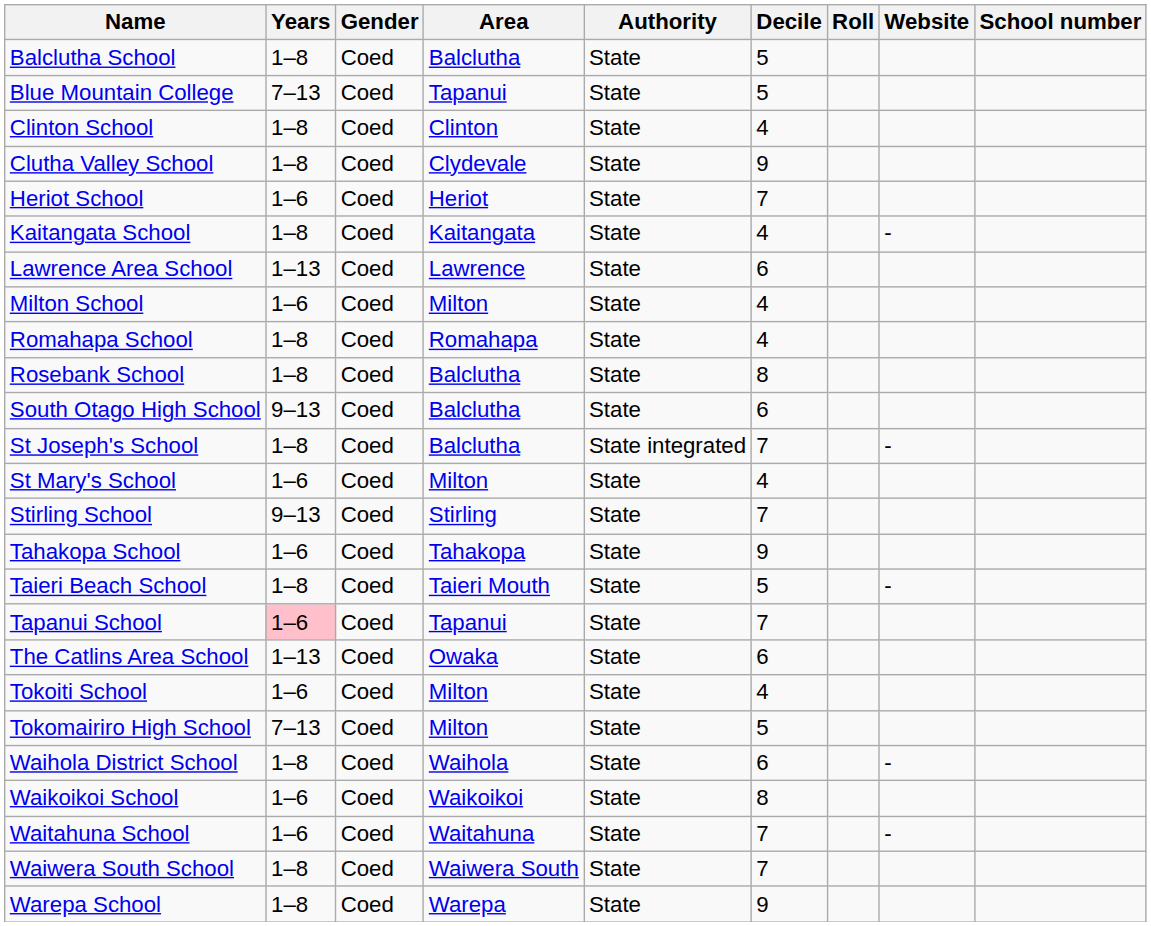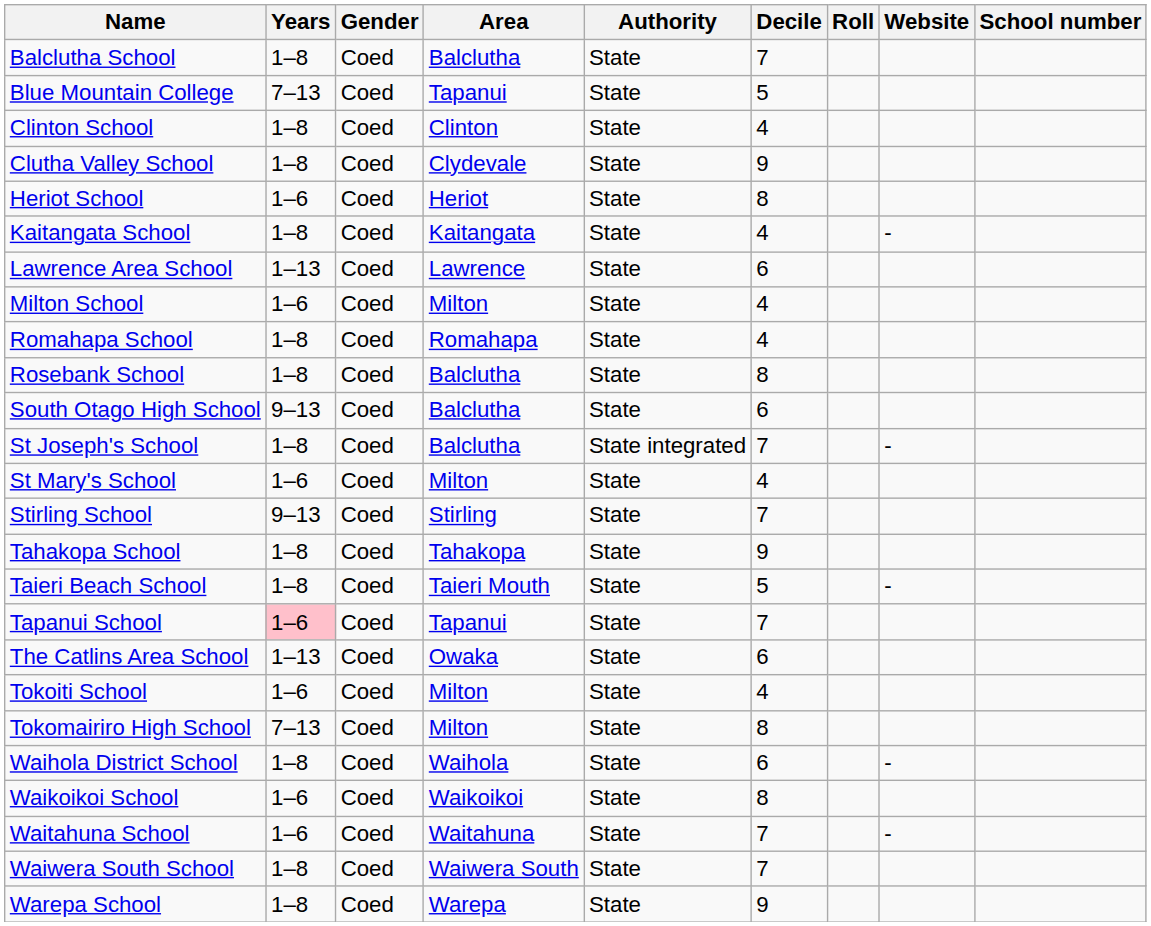(763, 57) 5 -> (763, 57) 7
(763, 198) 7 -> (763, 198) 8
(290, 551) 1–6 -> (290, 551) 1–8
(763, 727) 5 -> (763, 727) 8
